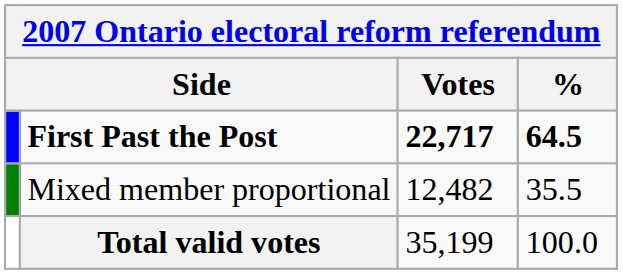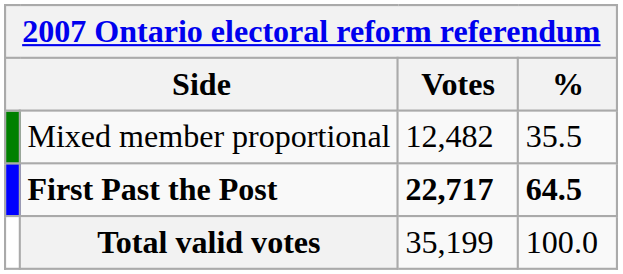rows swapped: (152, 136) <-> (209, 189)
